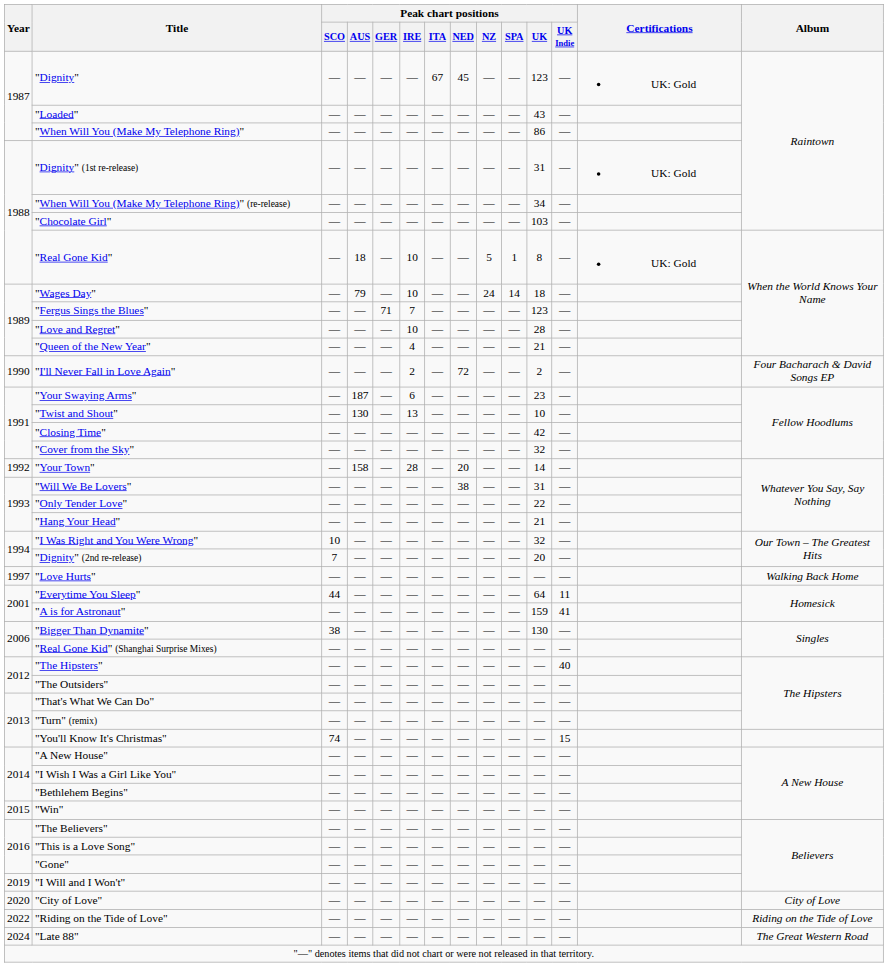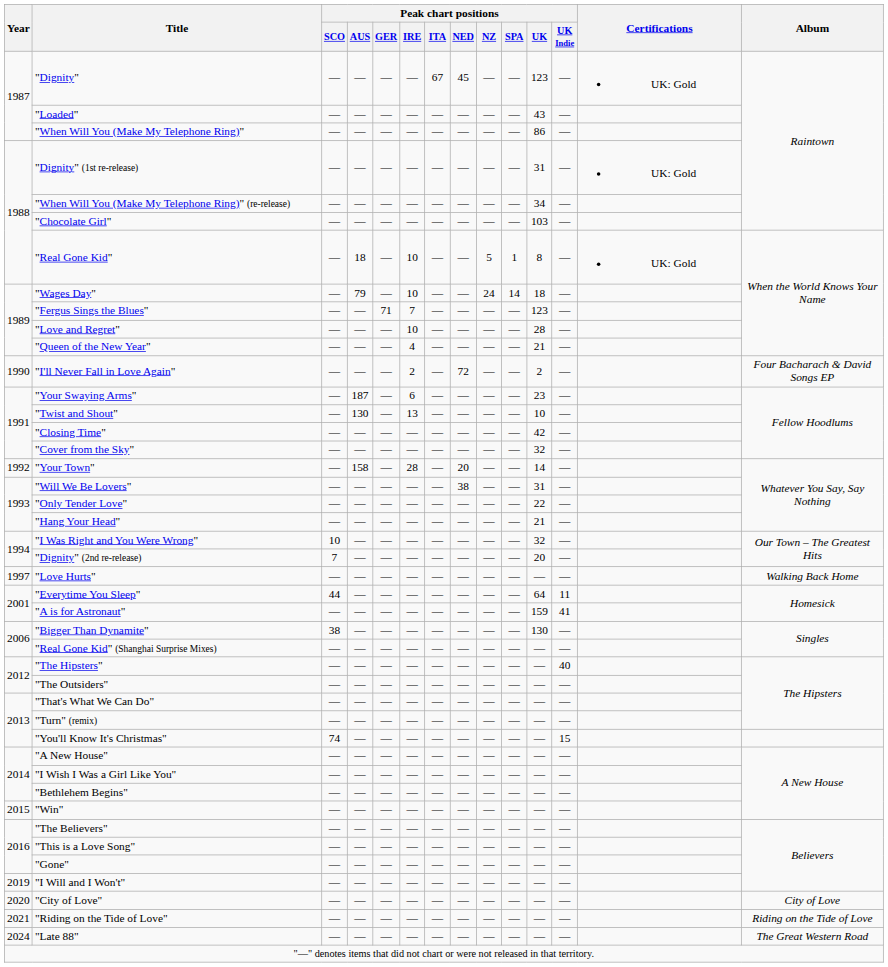(18, 918) 2022 -> (18, 918) 2021
